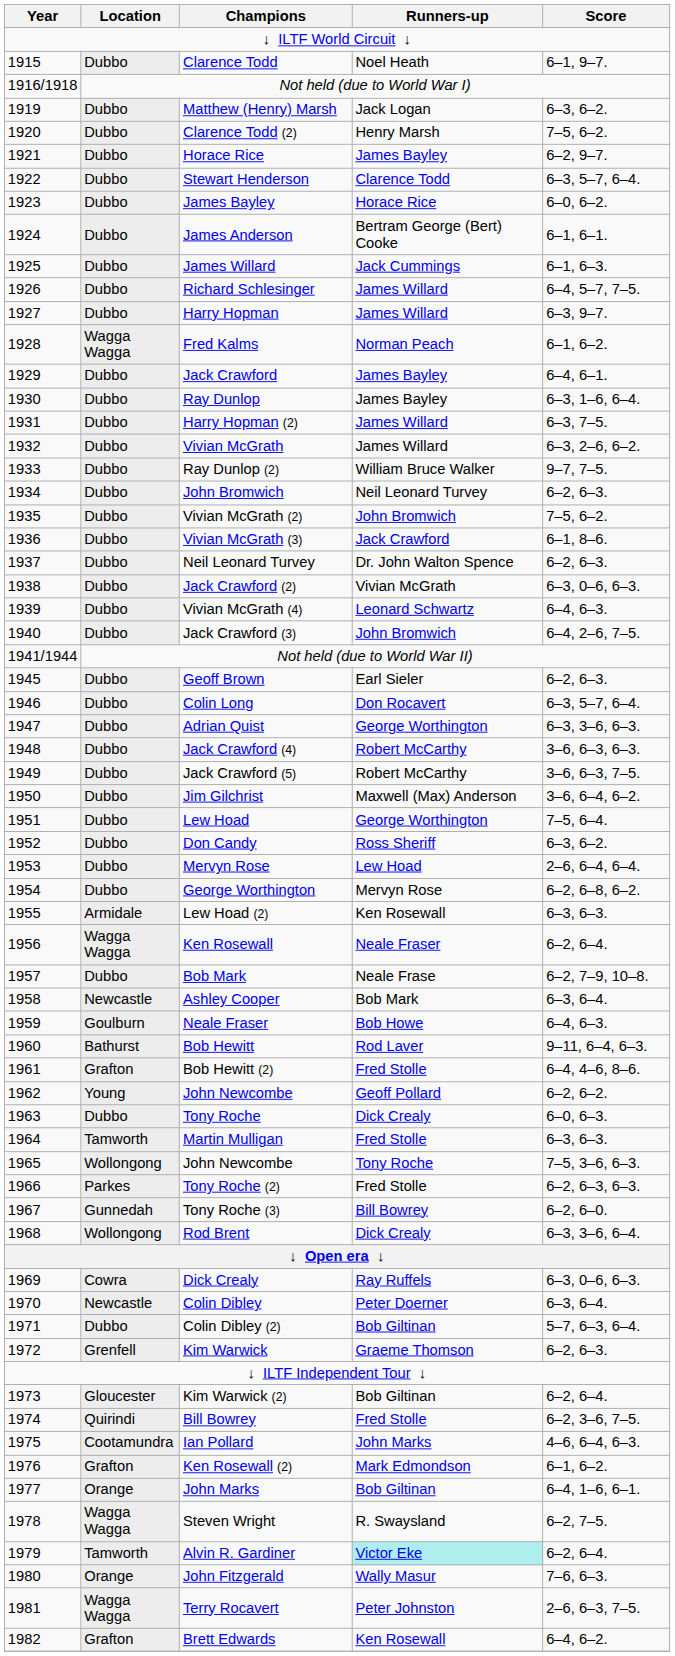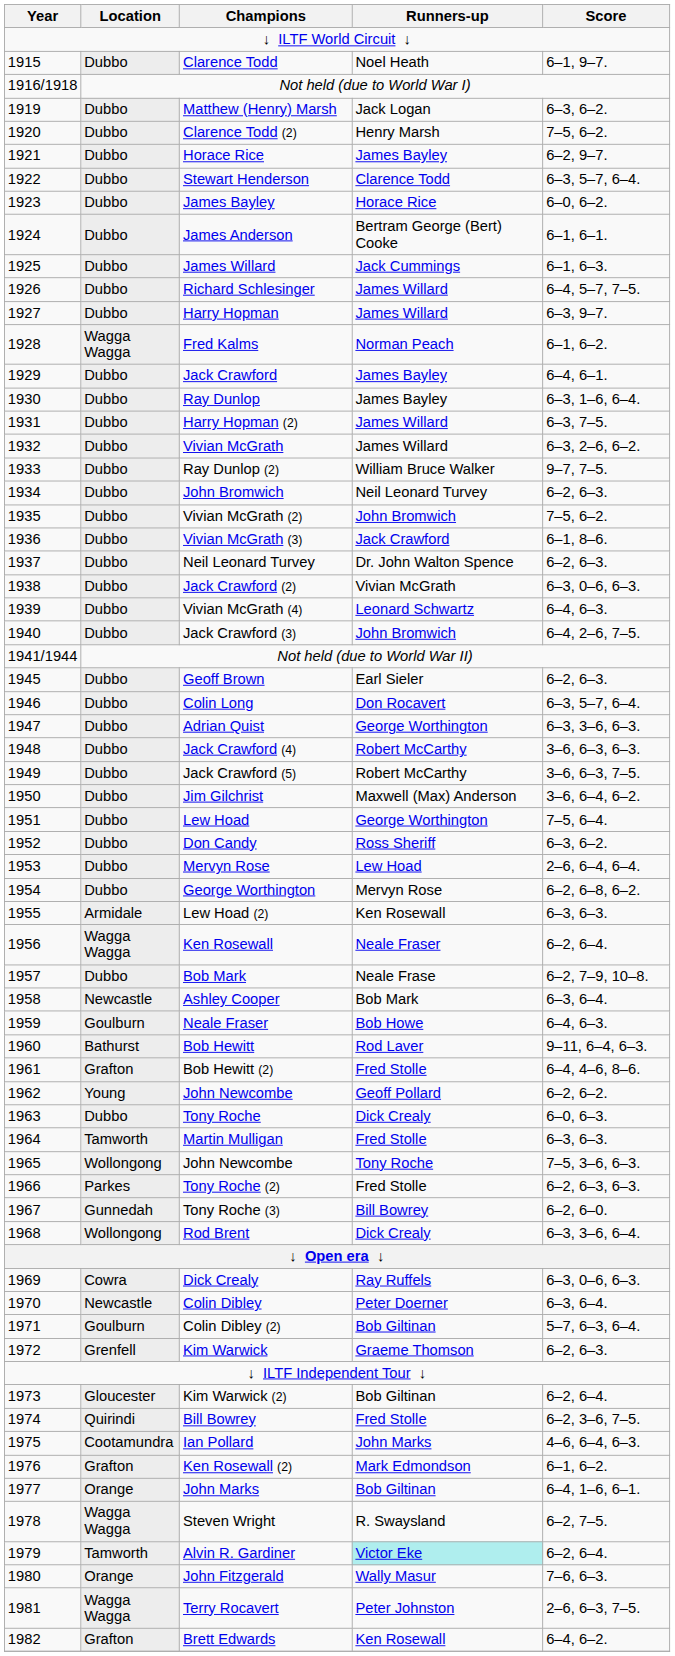(106, 1326) Dubbo -> (115, 1326) Goulburn
